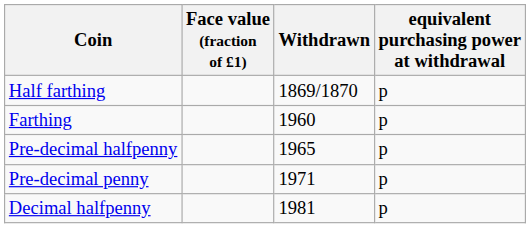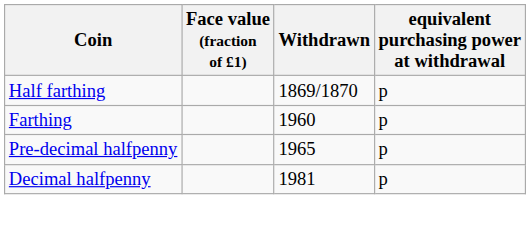- row: (79, 178)
